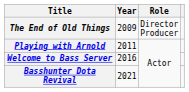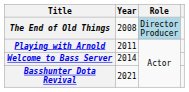(127, 28) 2009 -> (127, 28) 2008
(159, 28) no background -> (159, 28) lightblue background
(127, 59) 2016 -> (127, 59) 2014
